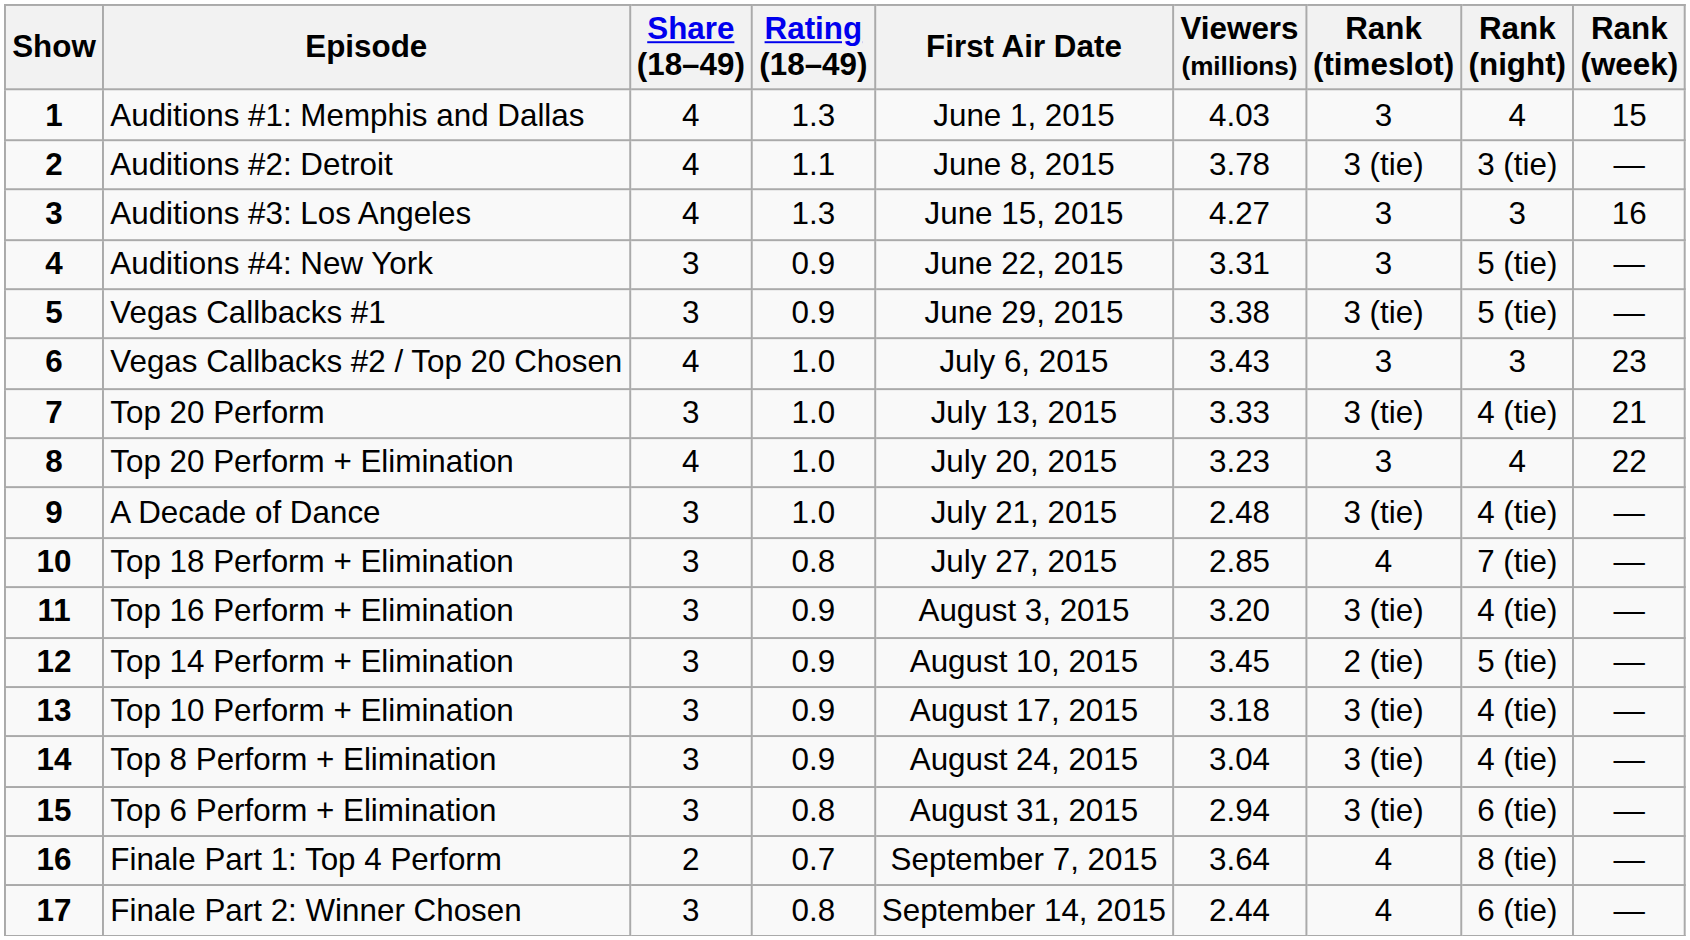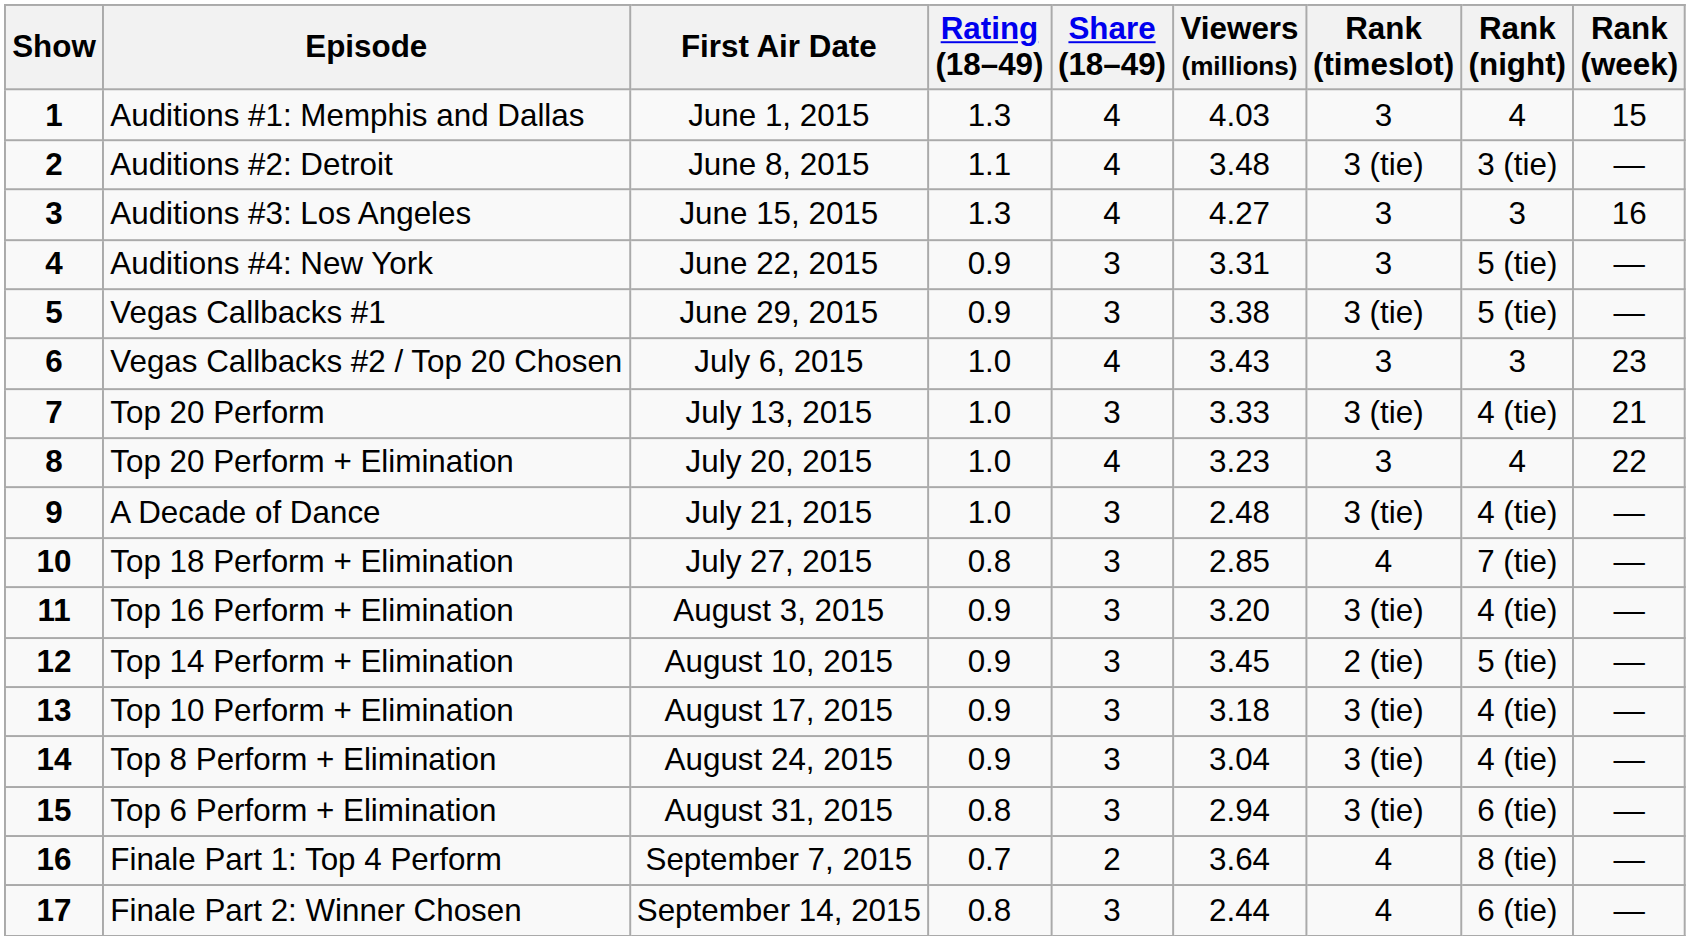columns swapped: (1024, 47) <-> (691, 47)
(1240, 164) 3.78 -> (1240, 164) 3.48
